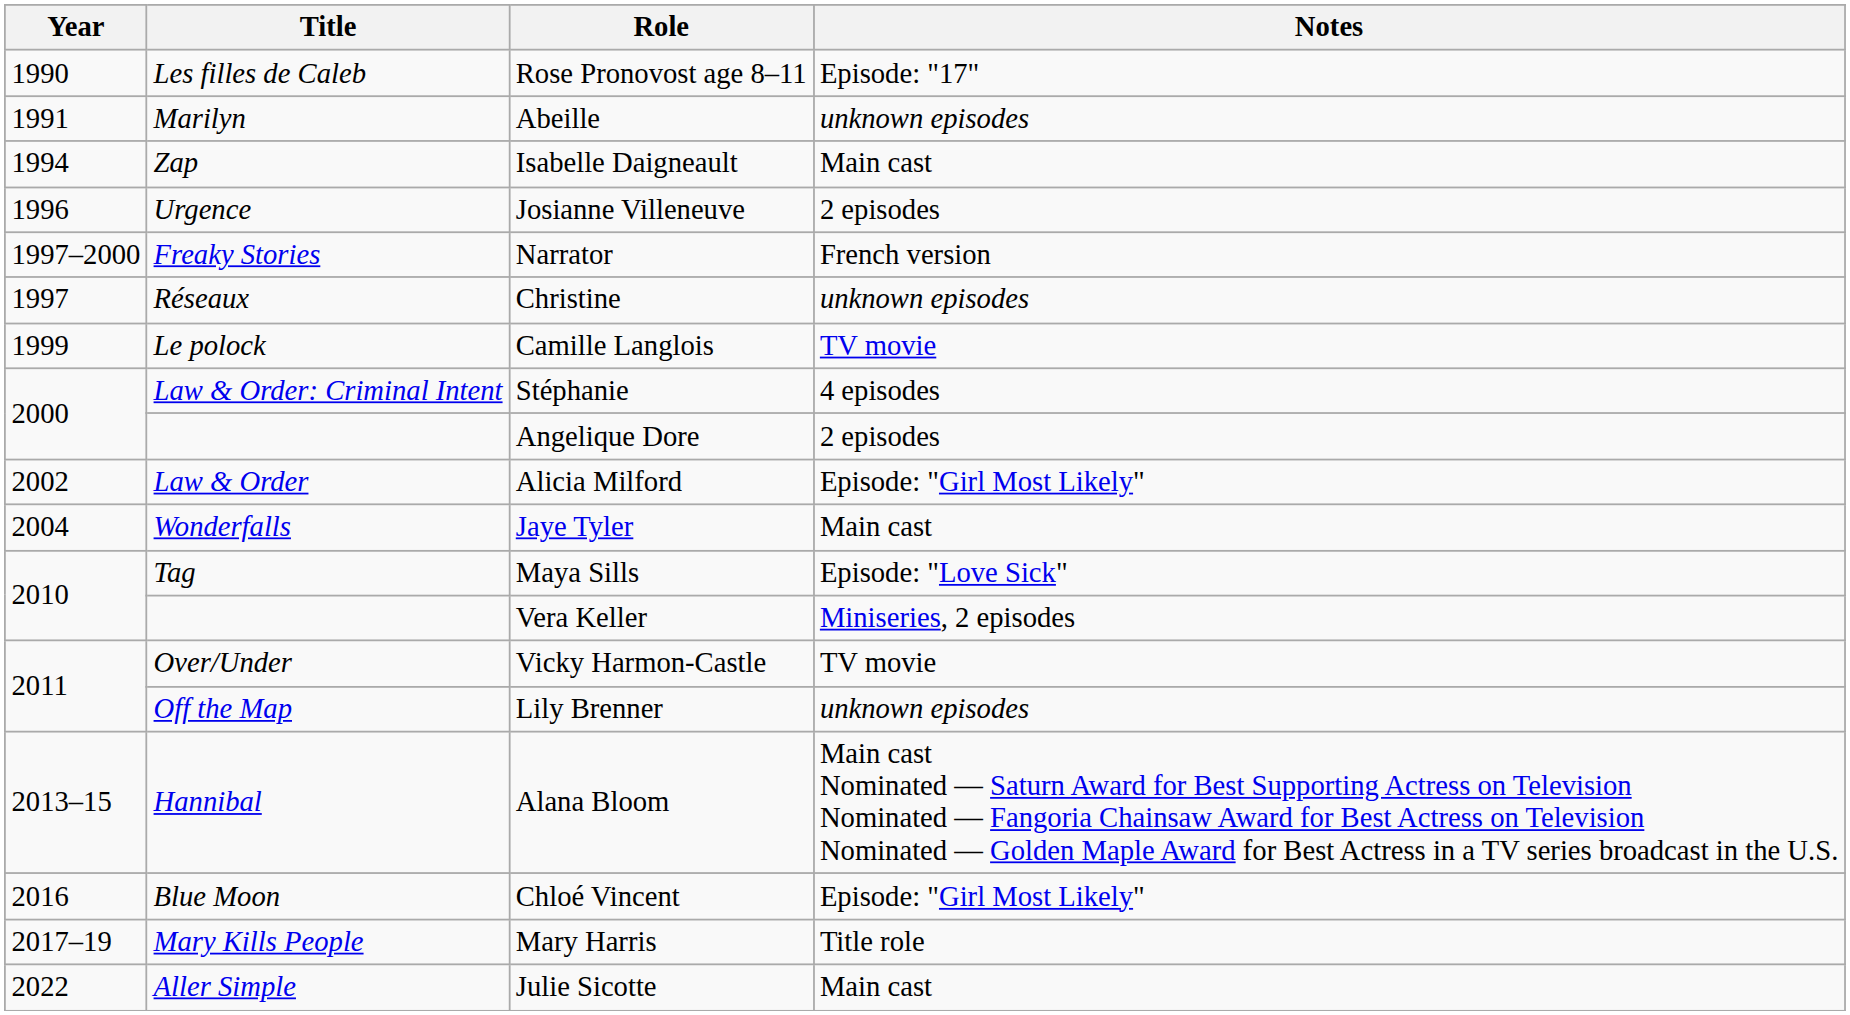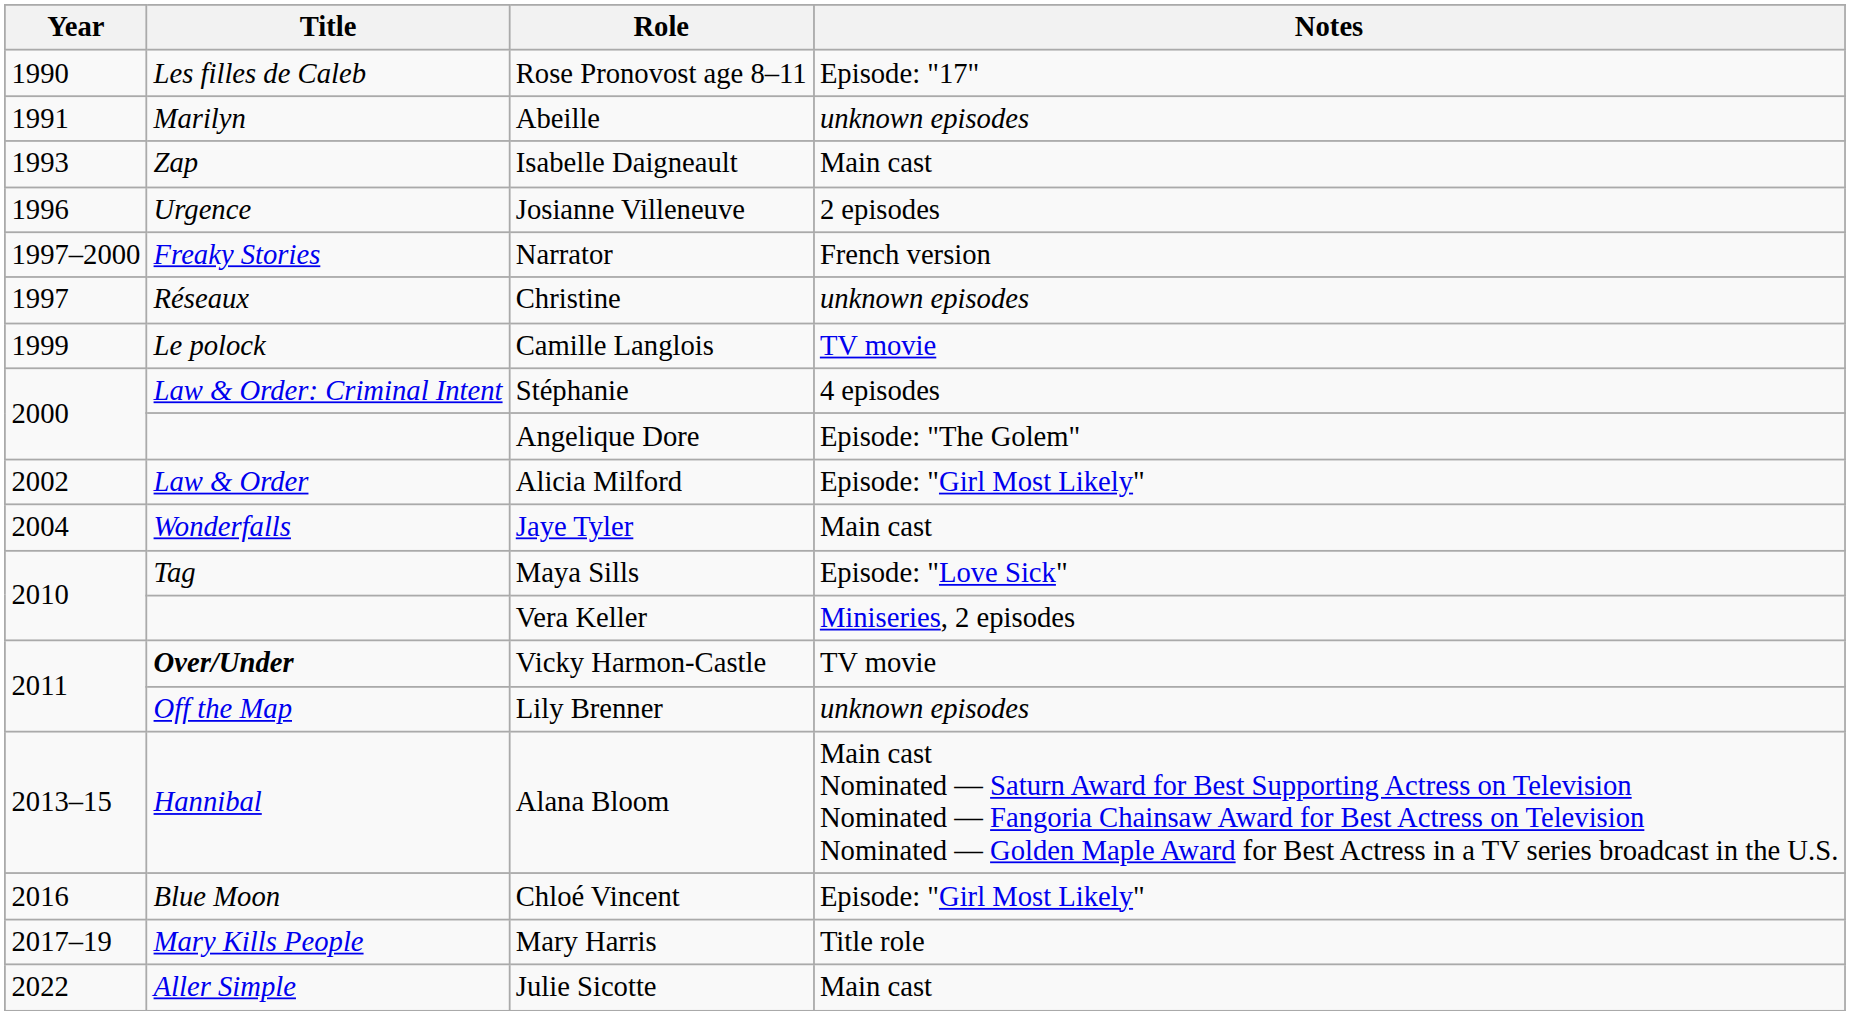(40, 163) 1994 -> (40, 163) 1993
(880, 436) 2 episodes -> (950, 436) Episode: "The Golem"
(223, 663) normal -> (224, 663) bold
